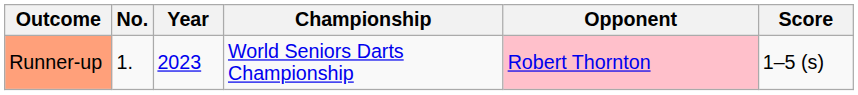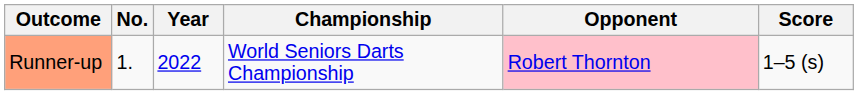(179, 62) 2023 -> (179, 62) 2022
